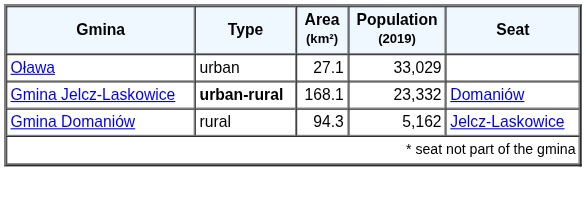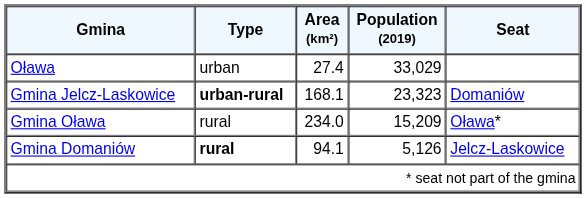(329, 67) 27.1 -> (329, 67) 27.4
(418, 94) 23,332 -> (418, 94) 23,323
+ row: (58, 122)
(215, 122) normal -> (217, 149) bold
(329, 122) 94.3 -> (329, 149) 94.1
(422, 122) 5,162 -> (422, 149) 5,126
